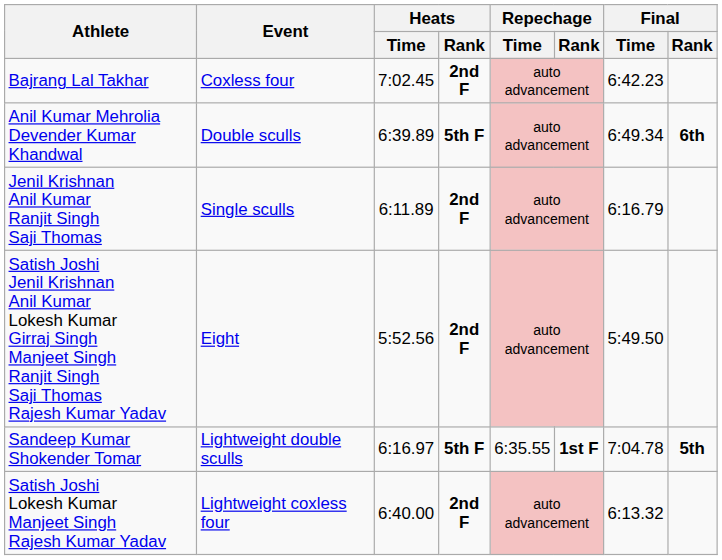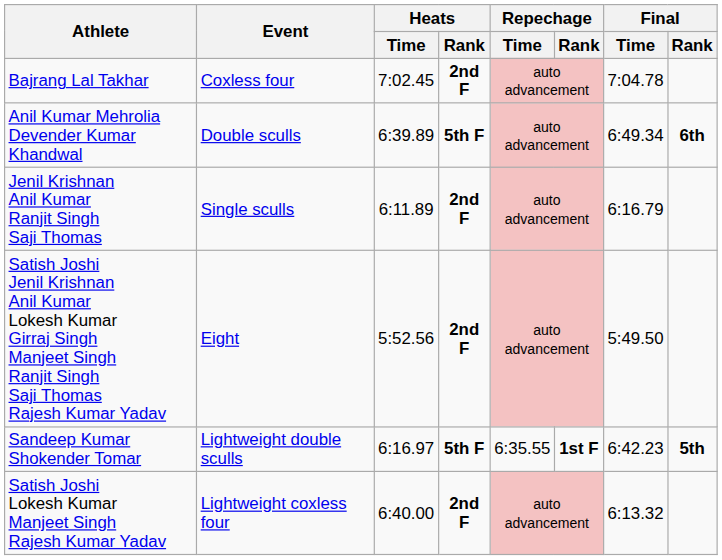(635, 81) 6:42.23 -> (635, 81) 7:04.78
(635, 449) 7:04.78 -> (635, 449) 6:42.23
